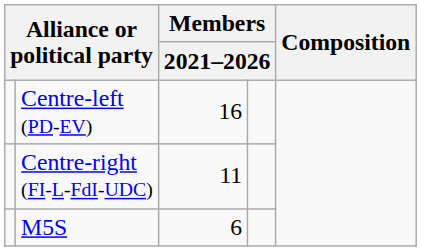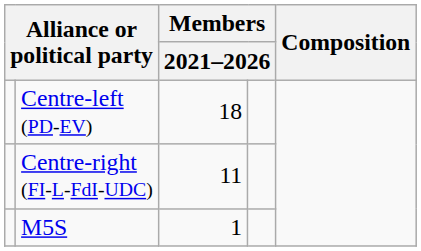(230, 111) 16 -> (230, 111) 18
(236, 226) 6 -> (236, 226) 1
